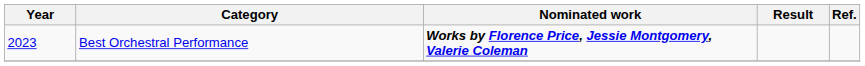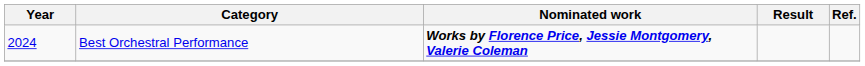(22, 43) 2023 -> (22, 43) 2024
